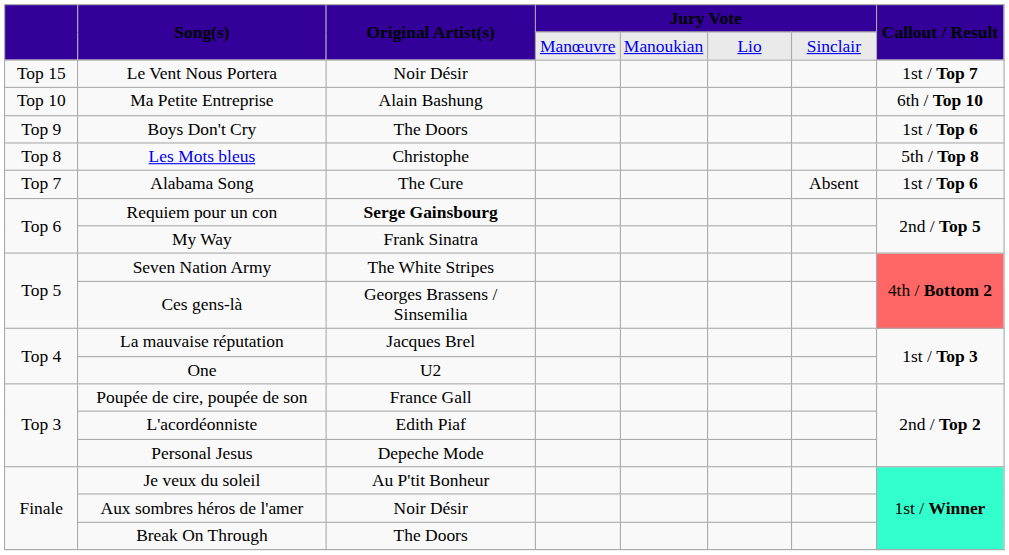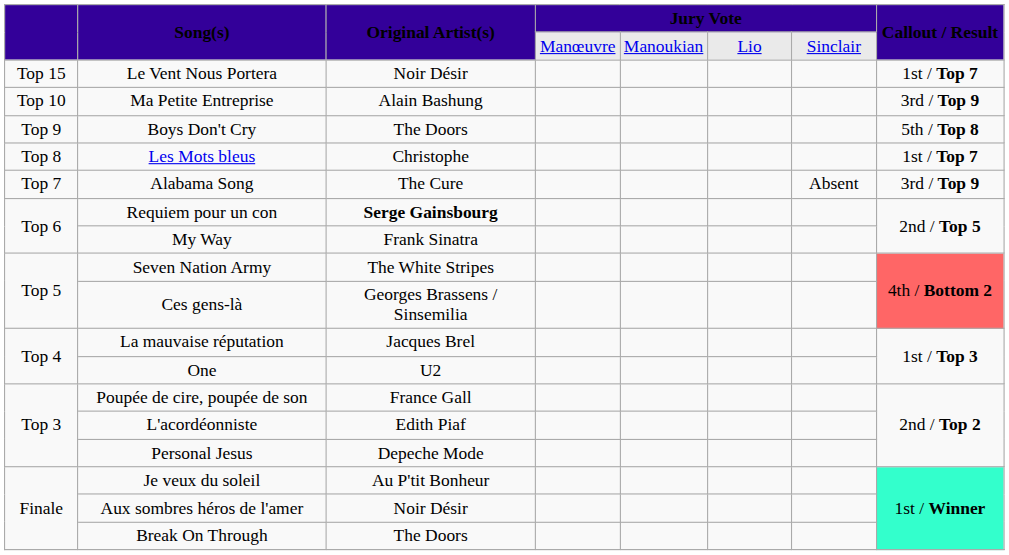(940, 101) 6th / Top 10 -> (940, 101) 3rd / Top 9
(940, 128) 1st / Top 6 -> (940, 128) 5th / Top 8
(940, 156) 5th / Top 8 -> (940, 156) 1st / Top 7
(940, 184) 1st / Top 6 -> (940, 184) 3rd / Top 9
